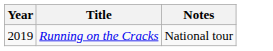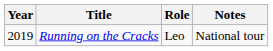+ column: (177, 14)
